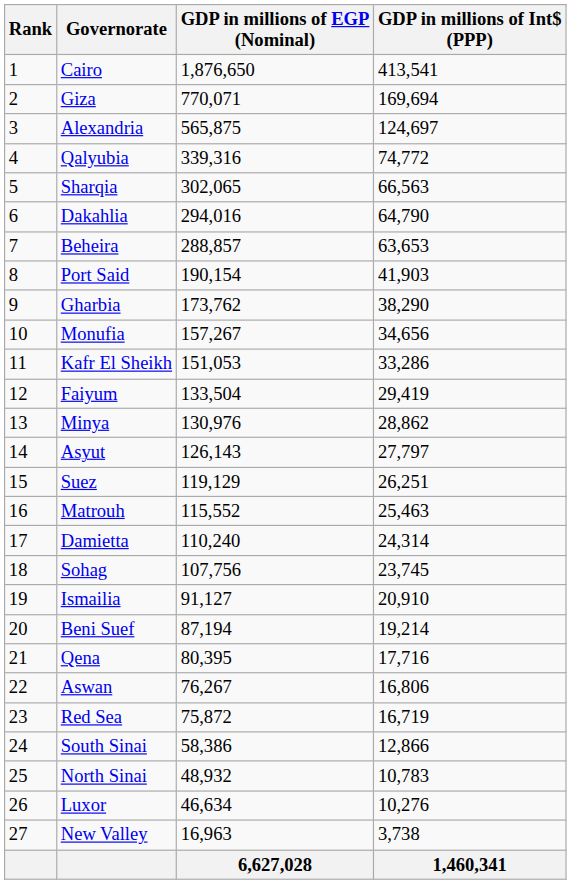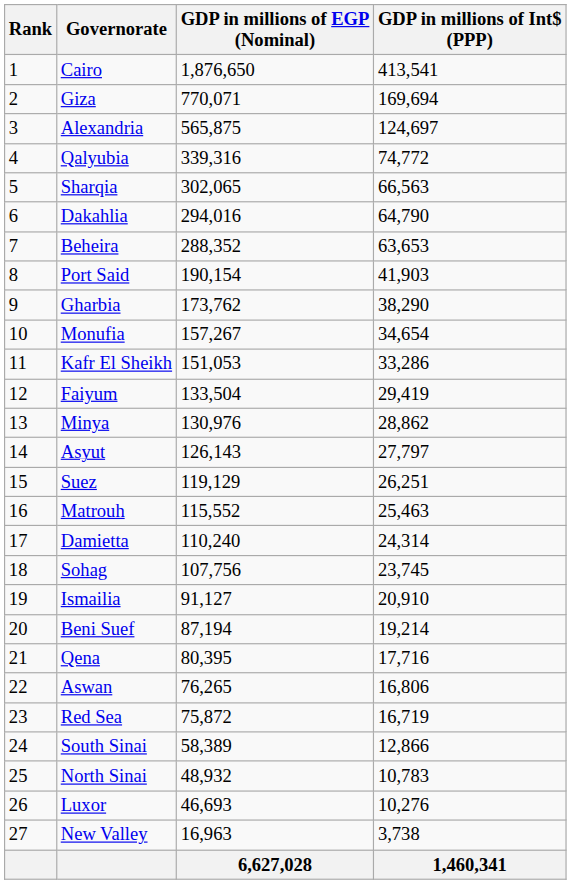(211, 246) 288,857 -> (211, 246) 288,352
(403, 334) 34,656 -> (403, 334) 34,654
(206, 687) 76,267 -> (206, 687) 76,265
(206, 746) 58,386 -> (206, 746) 58,389
(206, 805) 46,634 -> (206, 805) 46,693
